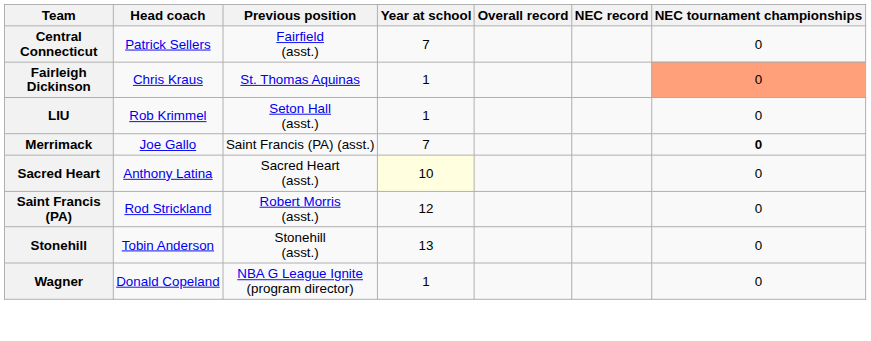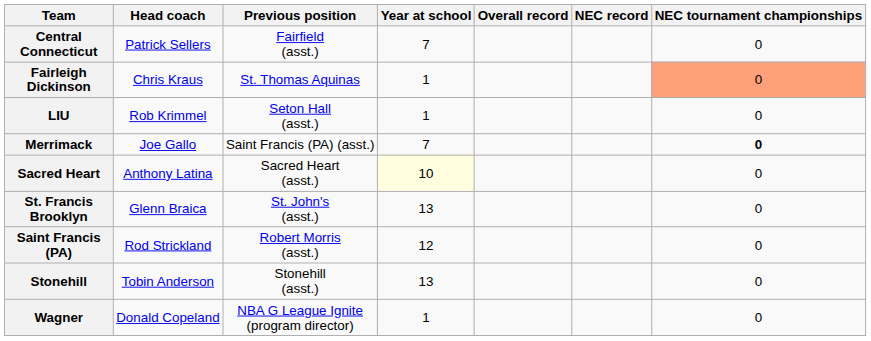+ row: (59, 209)
